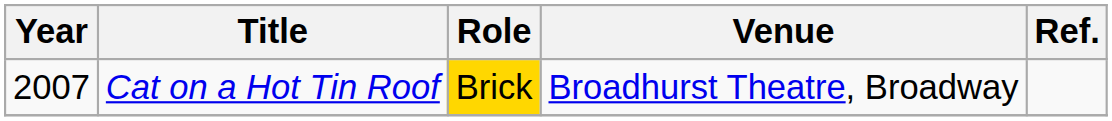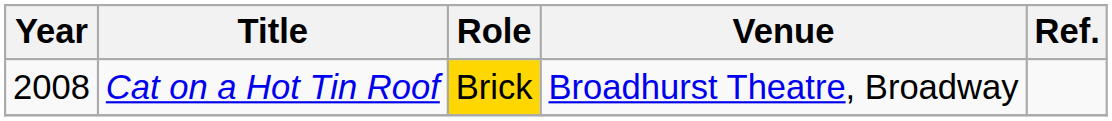(51, 86) 2007 -> (51, 86) 2008
